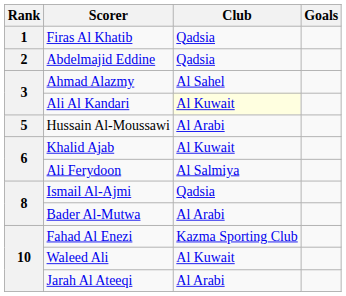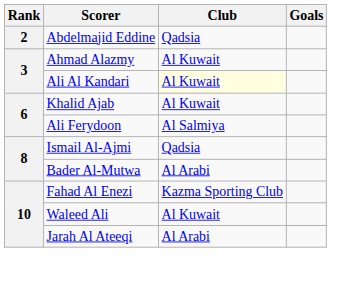- row: (89, 37)
(200, 81) Al Sahel -> (191, 59) Al Kuwait
- row: (108, 125)
